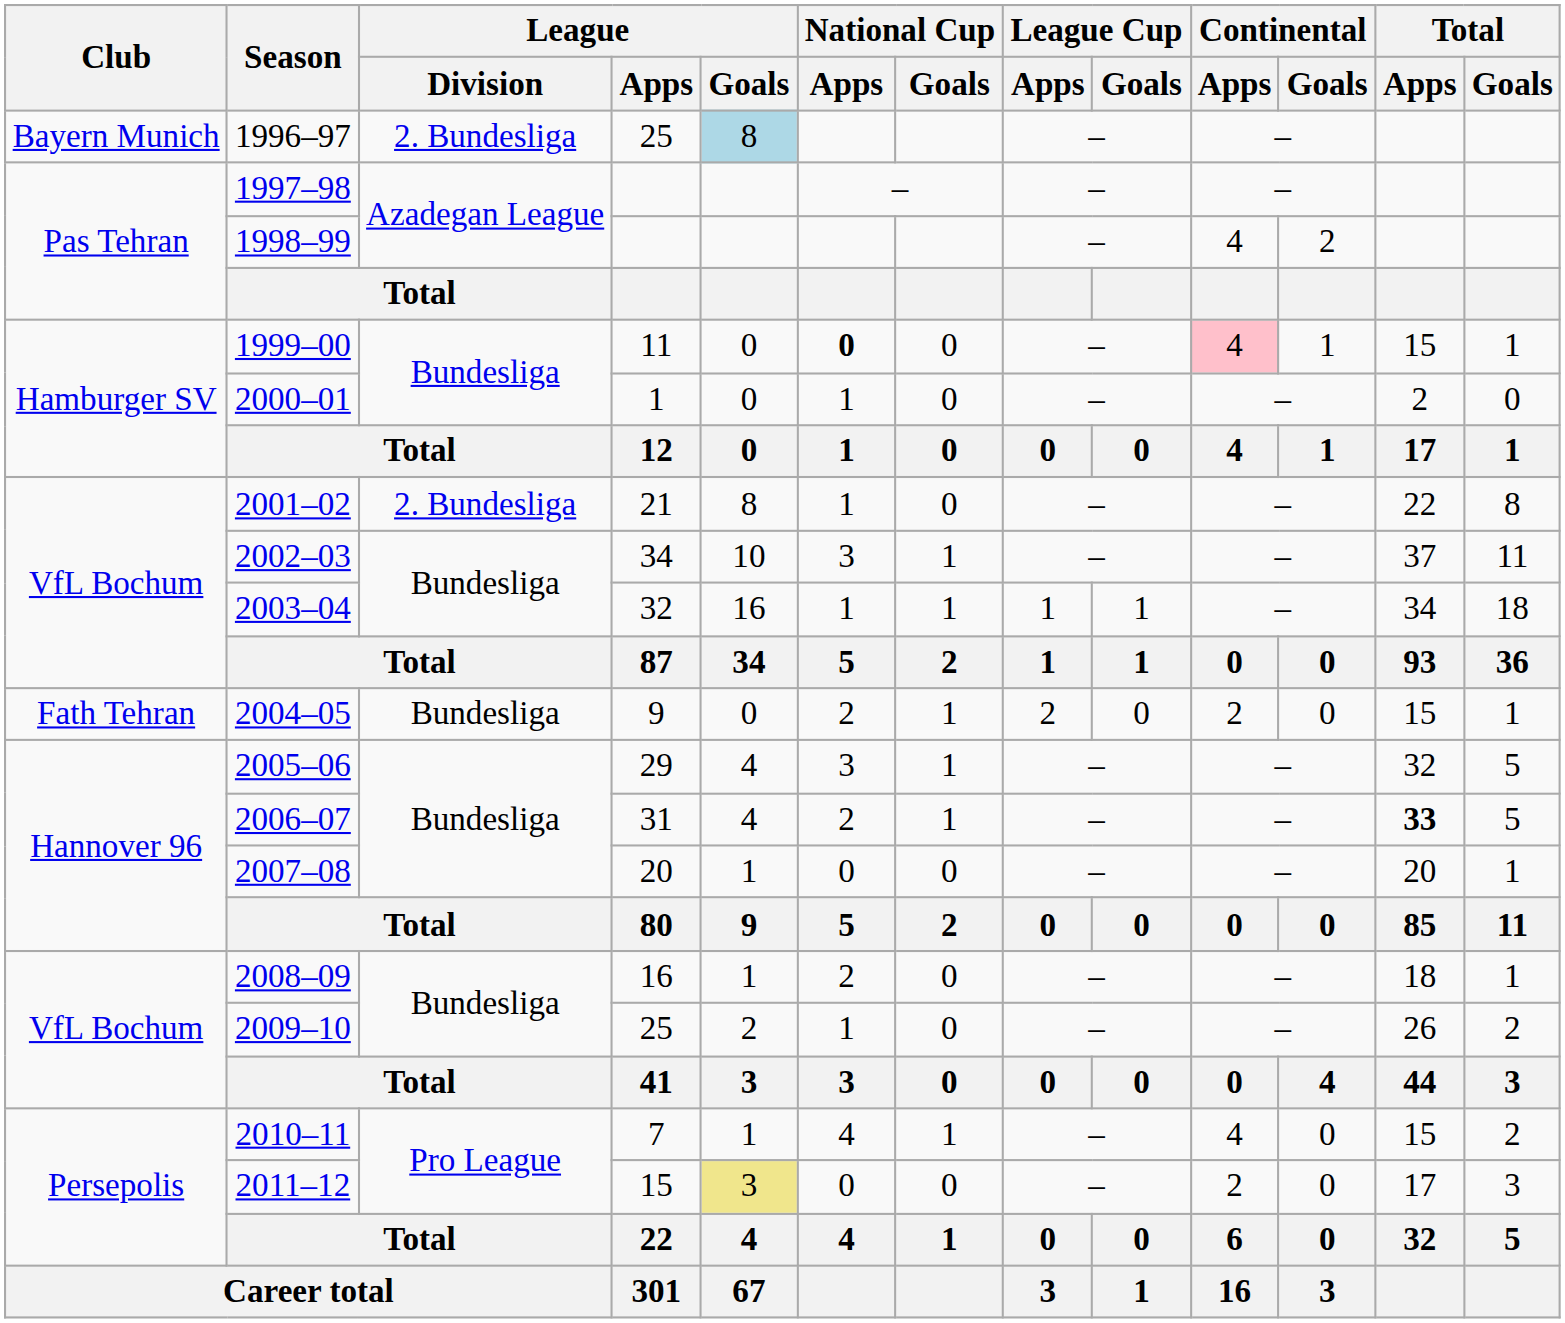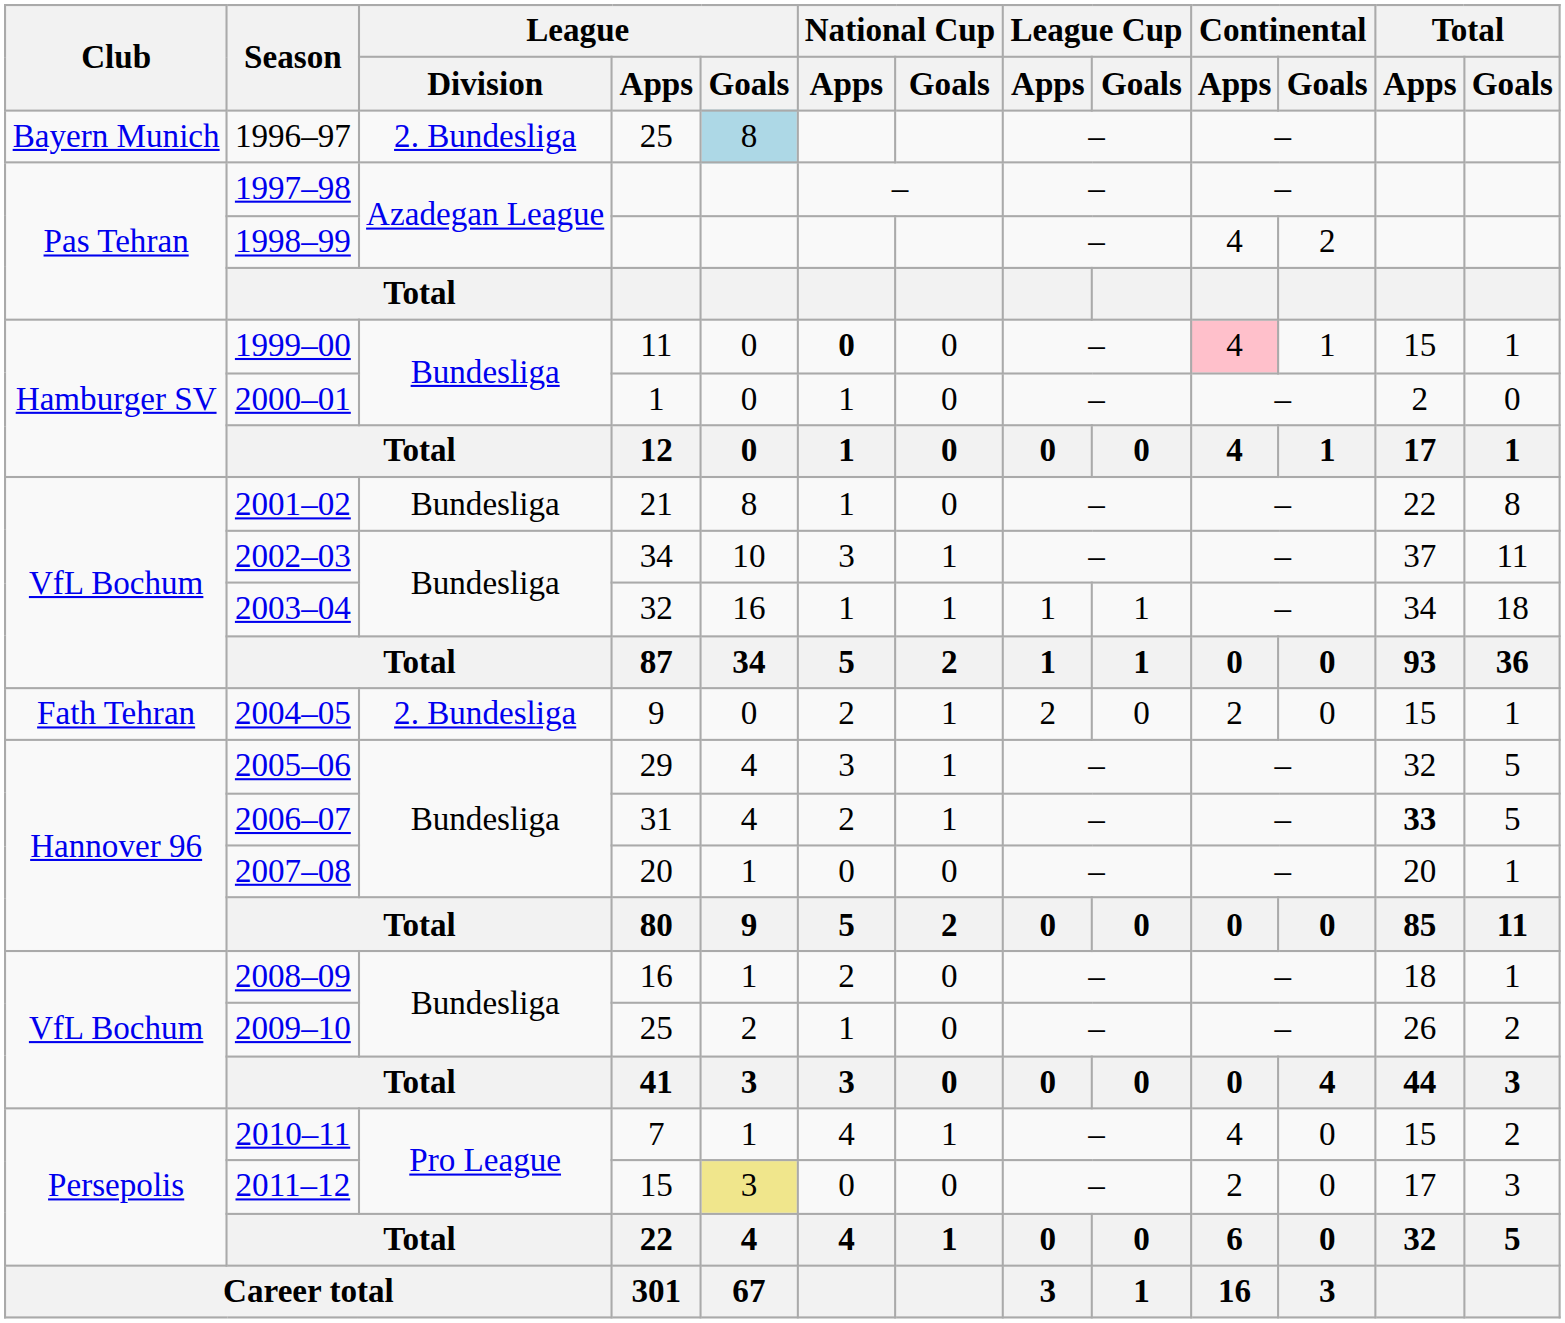(485, 503) 2. Bundesliga -> (485, 503) Bundesliga
(485, 713) Bundesliga -> (485, 713) 2. Bundesliga
